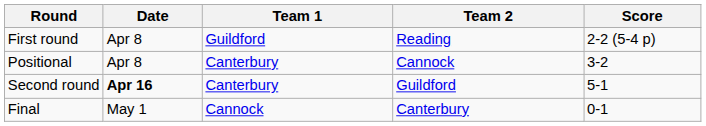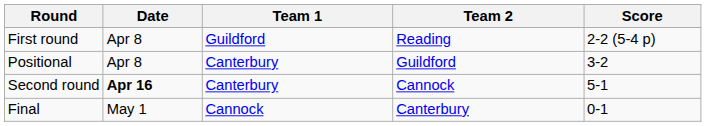(425, 62) Cannock -> (426, 62) Guildford
(426, 86) Guildford -> (425, 86) Cannock
